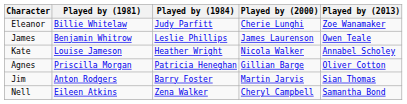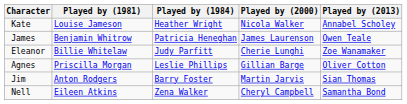rows swapped: (18, 52) <-> (26, 24)
(191, 38) Leslie Phillips -> (196, 38) Patricia Heneghan
(196, 65) Patricia Heneghan -> (191, 65) Leslie Phillips
